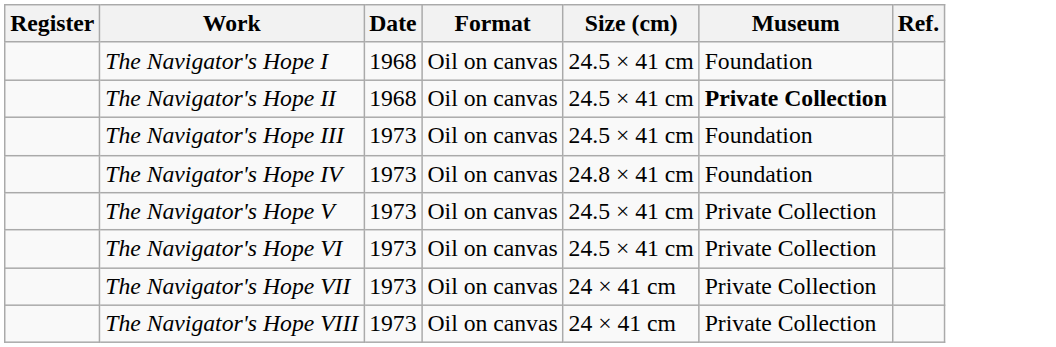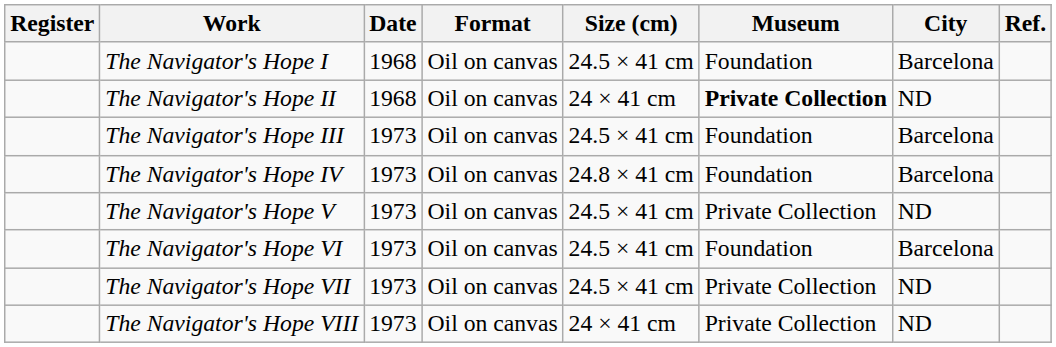+ column: (946, 23)
(631, 98) 24.5 × 41 cm -> (622, 98) 24 × 41 cm
(791, 248) Private Collection -> (759, 248) Foundation
(622, 286) 24 × 41 cm -> (631, 286) 24.5 × 41 cm
